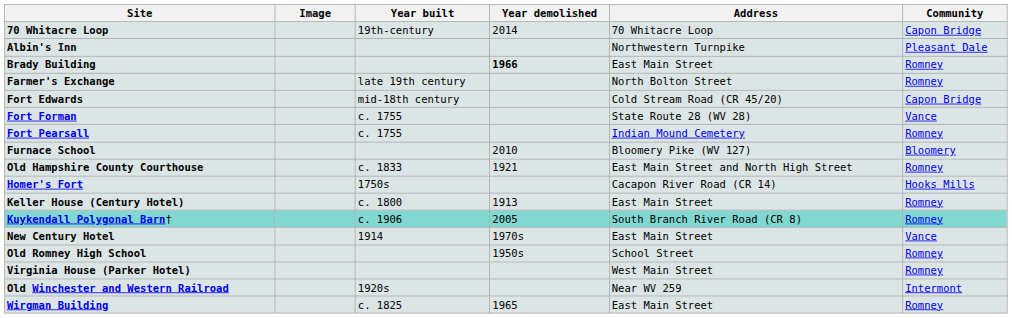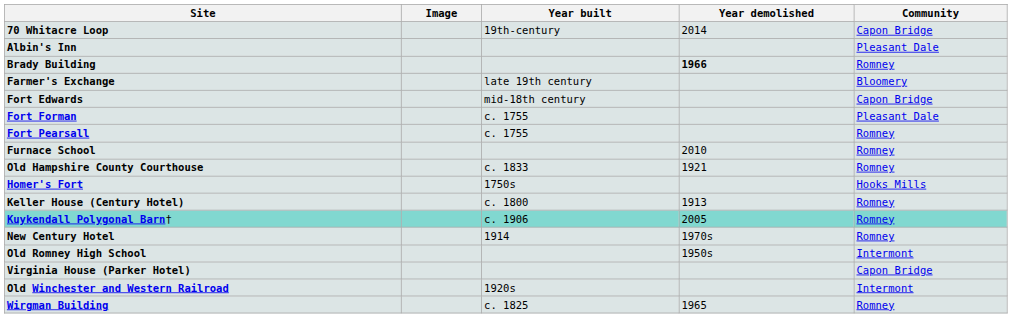- column: (756, 13)
(924, 82) Romney -> (882, 82) Bloomery
(921, 116) Vance -> (898, 116) Pleasant Dale
(931, 150) Bloomery -> (876, 150) Romney
(921, 236) Vance -> (876, 236) Romney
(924, 253) Romney -> (885, 253) Intermont
(924, 270) Romney -> (895, 270) Capon Bridge
